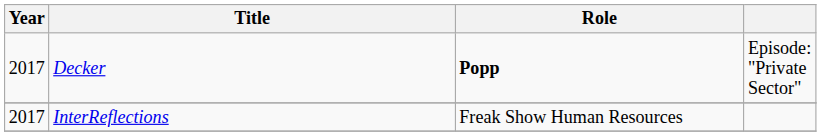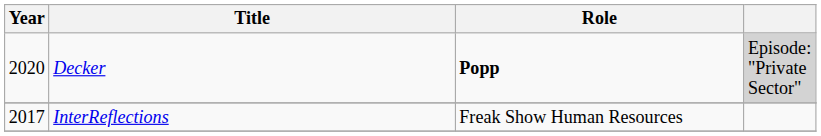(27, 67) 2017 -> (27, 67) 2020
(780, 67) no background -> (780, 67) lightgrey background
